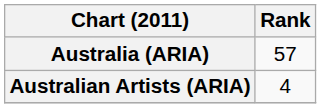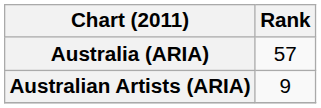(285, 86) 4 -> (285, 86) 9
